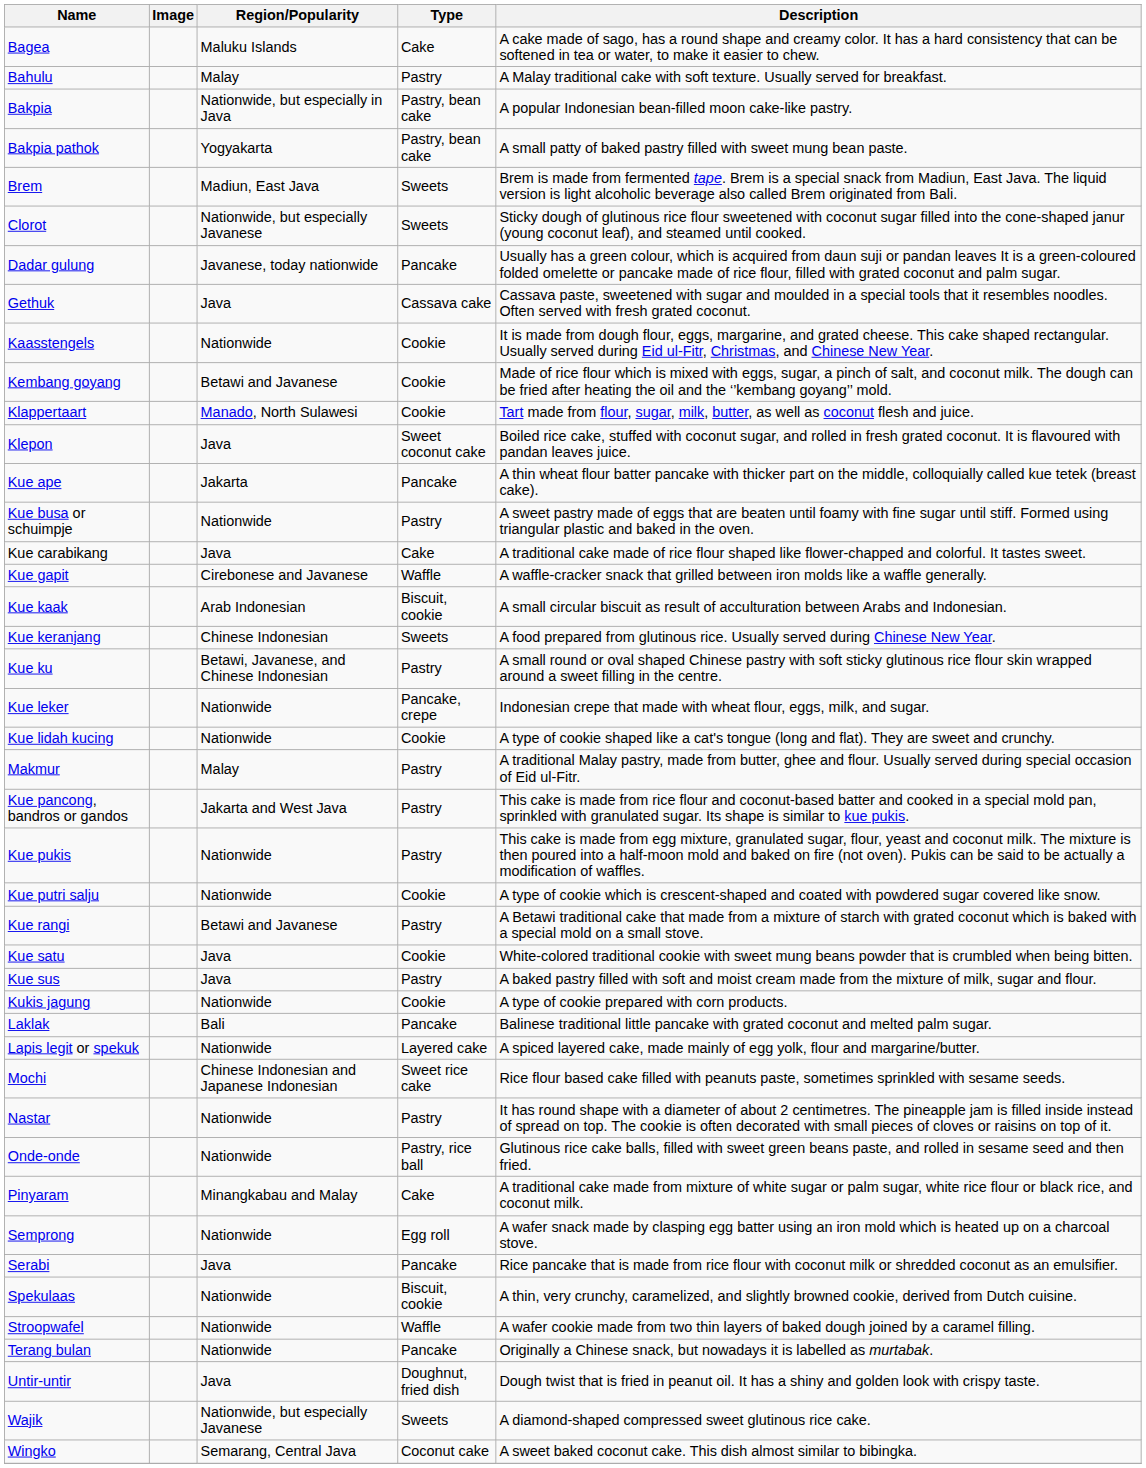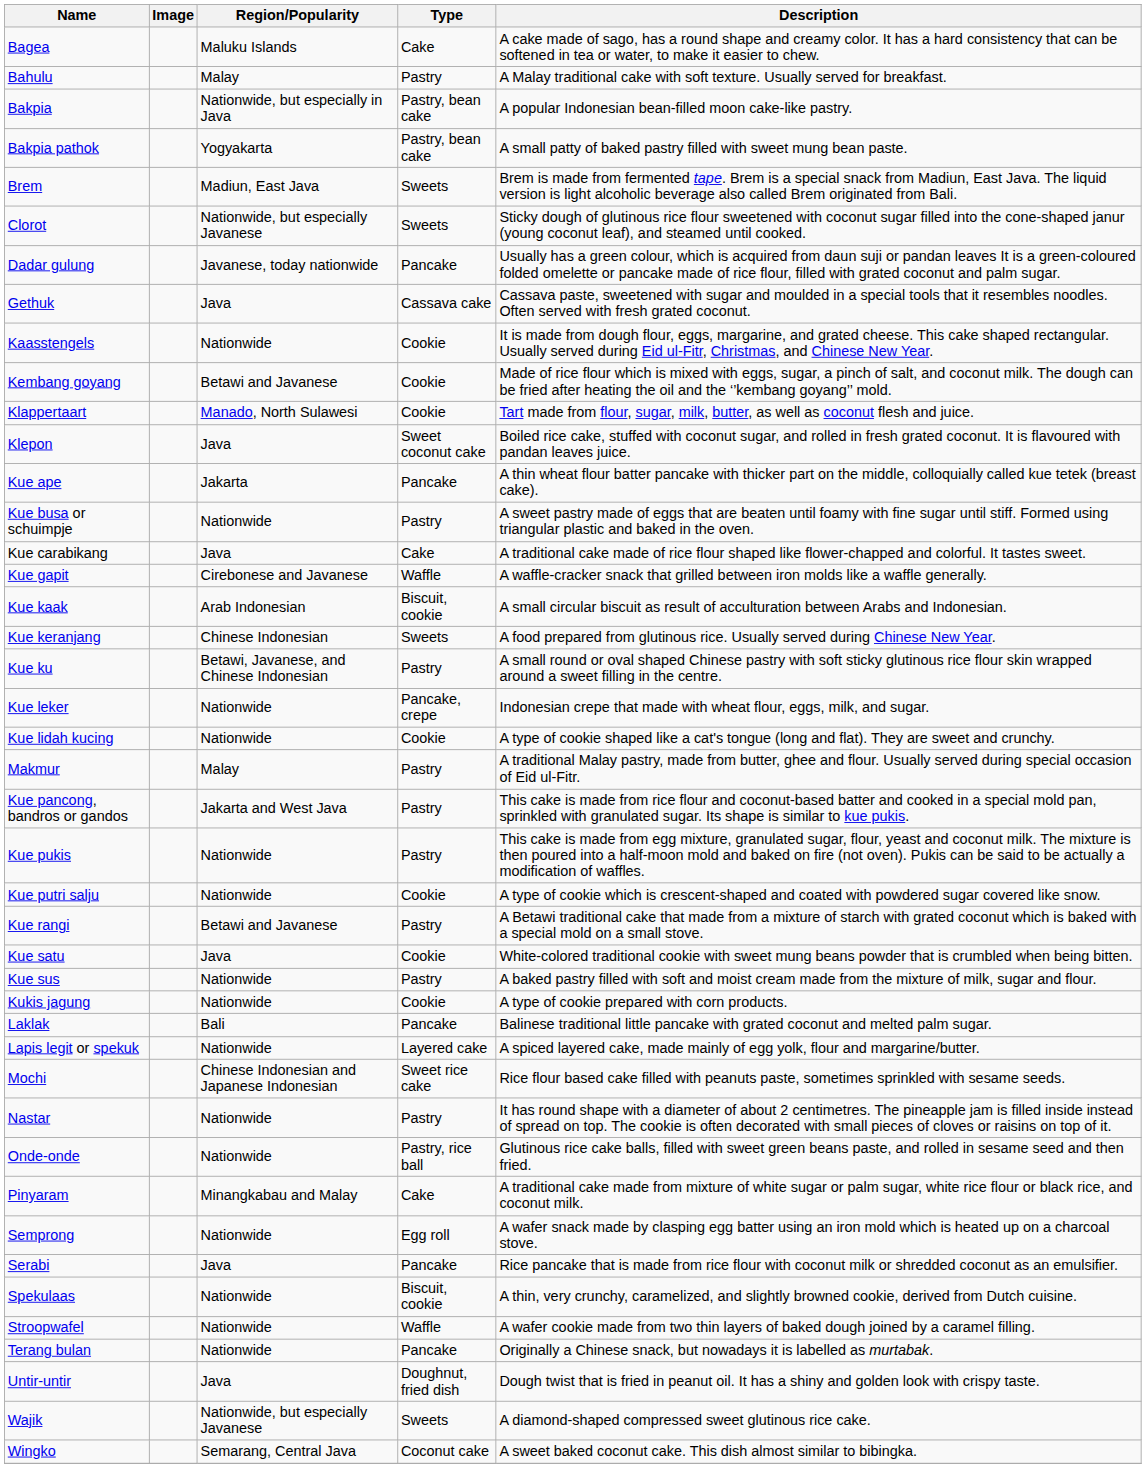(216, 979) Java -> (236, 979) Nationwide
